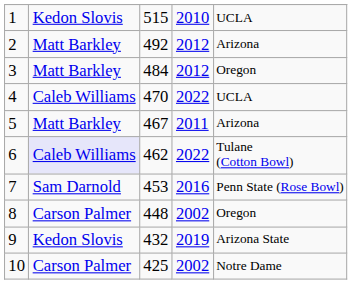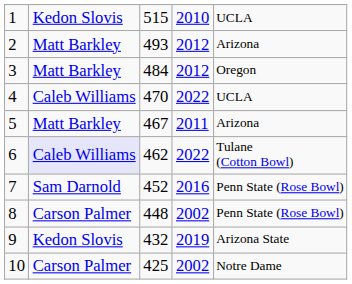(156, 44) 492 -> (156, 44) 493
(156, 187) 453 -> (156, 187) 452
(236, 213) Oregon -> (280, 213) Penn State (Rose Bowl)
